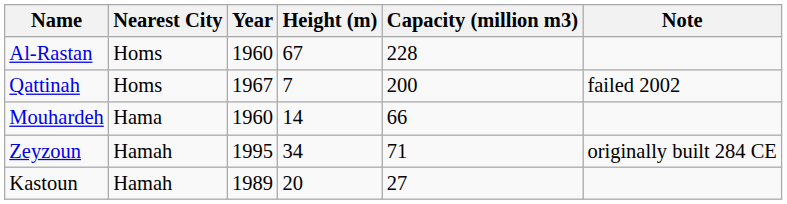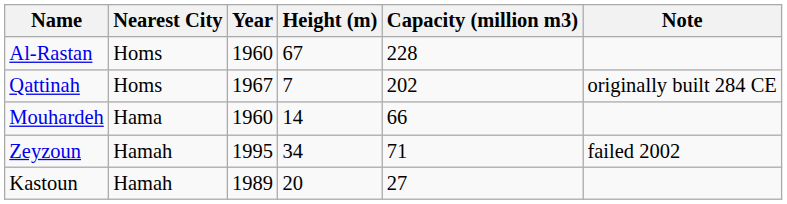(402, 85) 200 -> (402, 85) 202
(634, 85) failed 2002 -> (682, 85) originally built 284 CE
(682, 150) originally built 284 CE -> (634, 150) failed 2002
